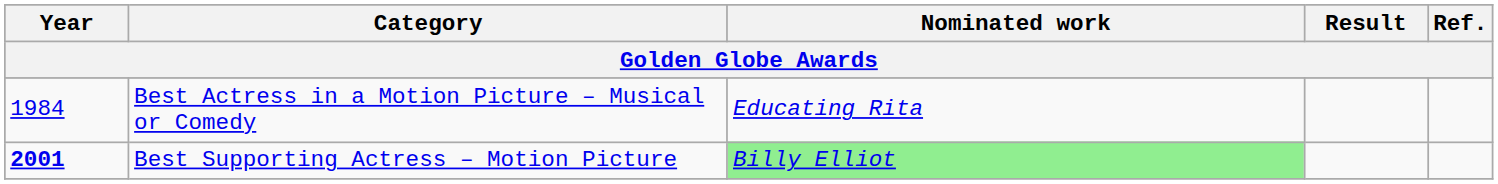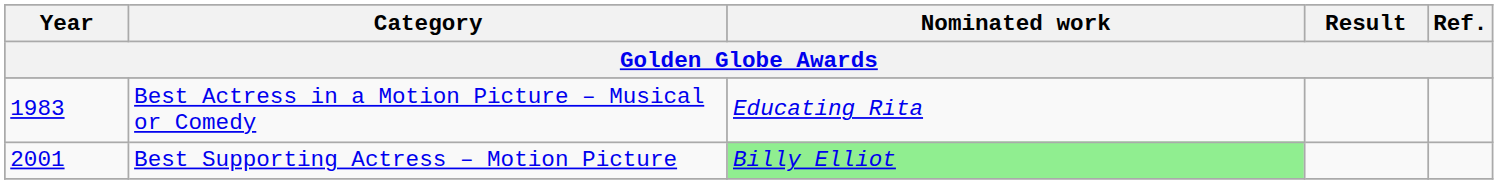(37, 110) 1984 -> (37, 110) 1983
(37, 160) bold -> (37, 160) normal
